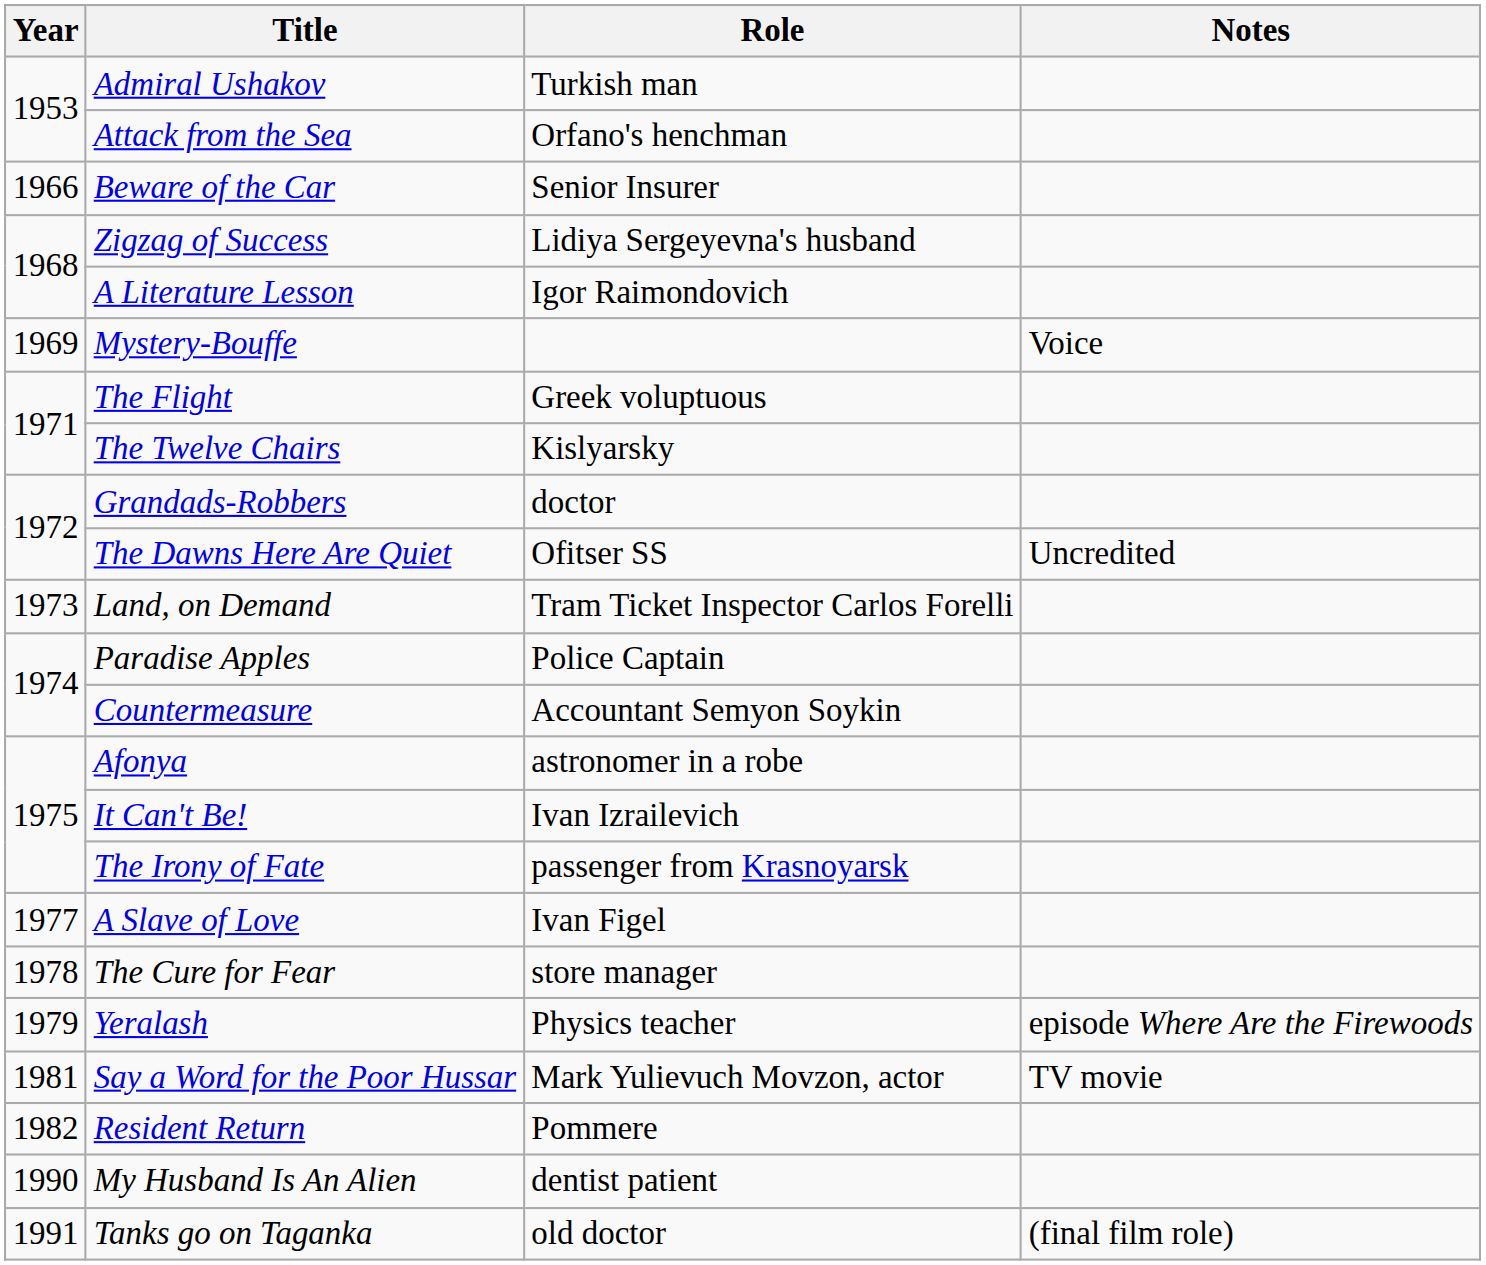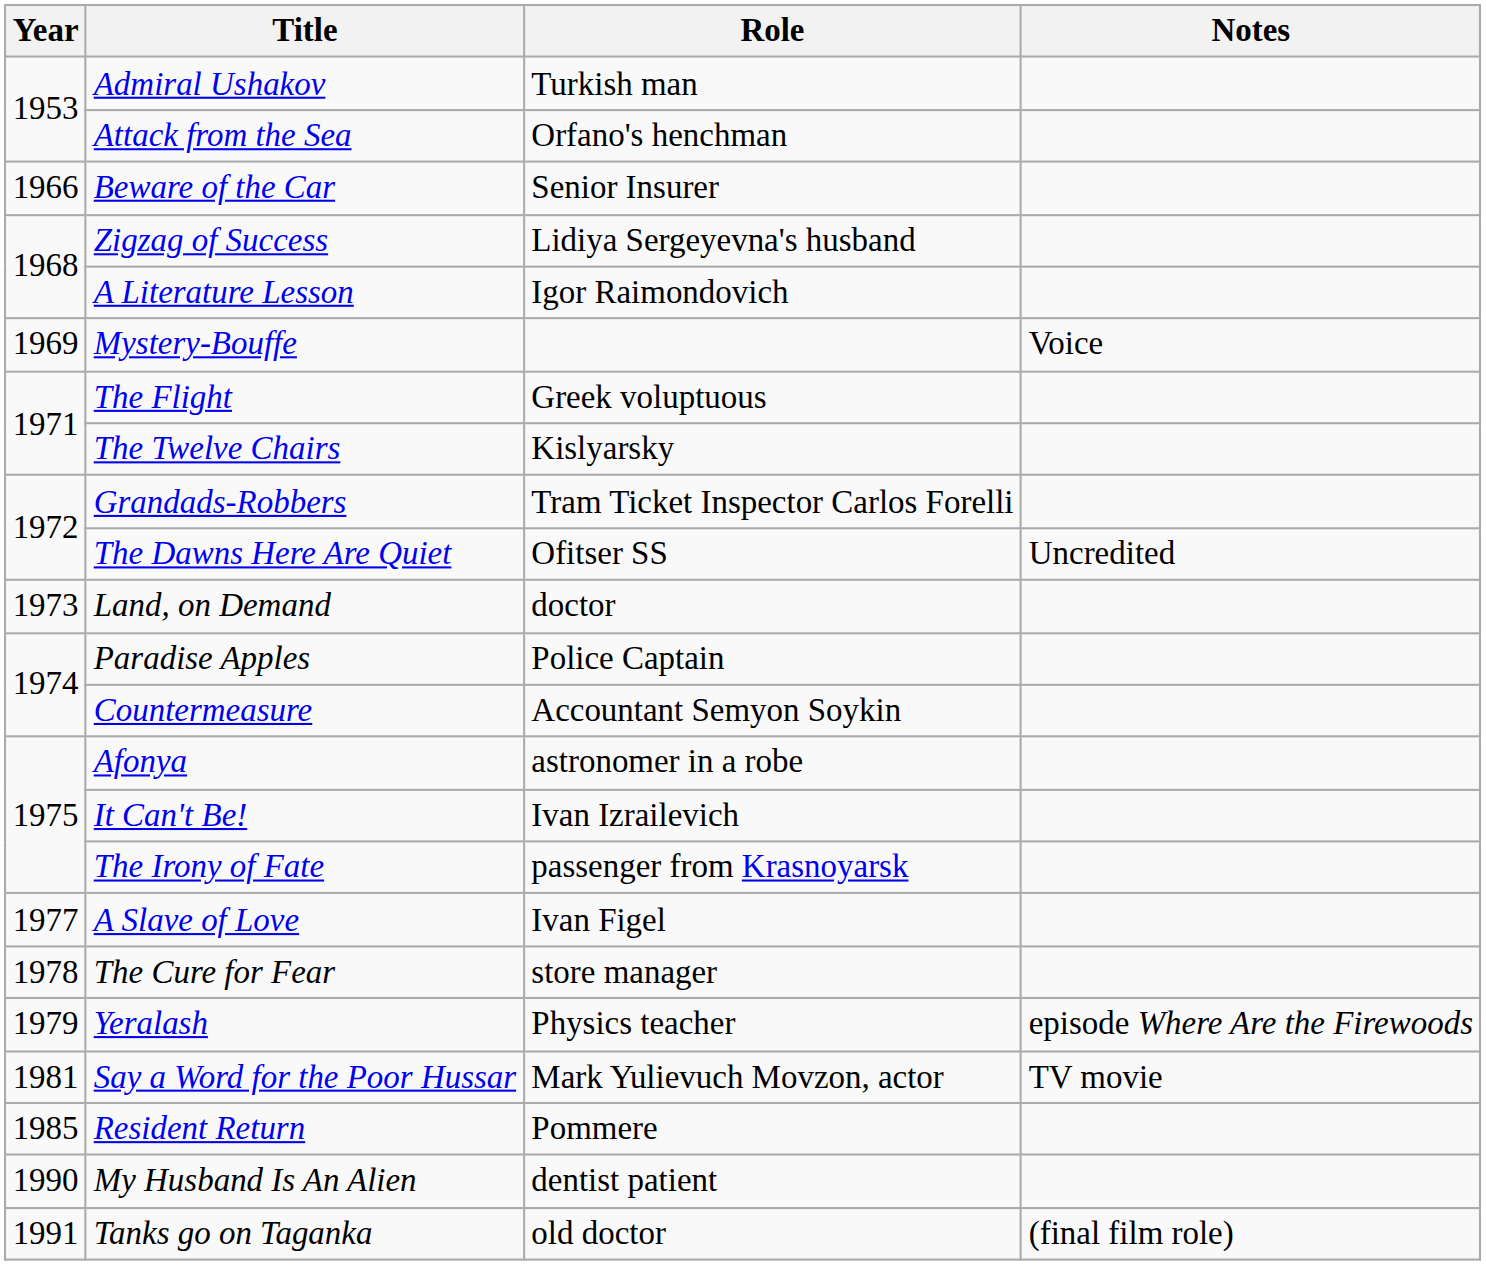(573, 501) doctor -> (772, 501) Tram Ticket Inspector Carlos Forelli
(772, 605) Tram Ticket Inspector Carlos Forelli -> (573, 605) doctor
(46, 1128) 1982 -> (46, 1128) 1985
